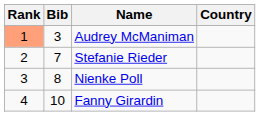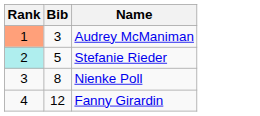- column: (226, 15)
(24, 57) no background -> (24, 57) paleturquoise background
(57, 57) 7 -> (57, 57) 5
(57, 100) 10 -> (57, 100) 12
